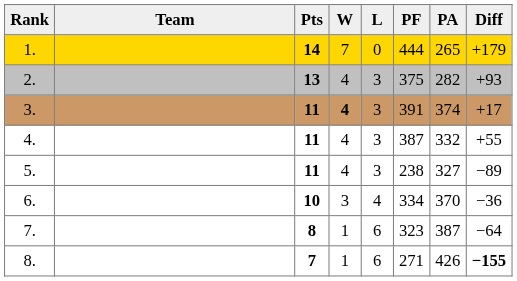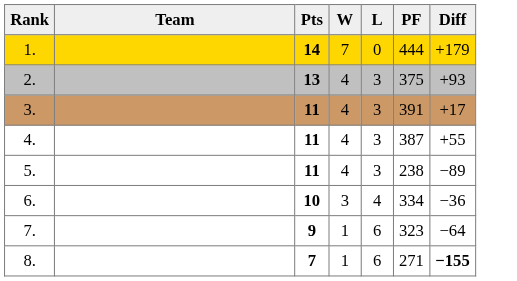- column: (448, 19)
(345, 110) bold -> (345, 110) normal
(312, 230) 8 -> (312, 230) 9
